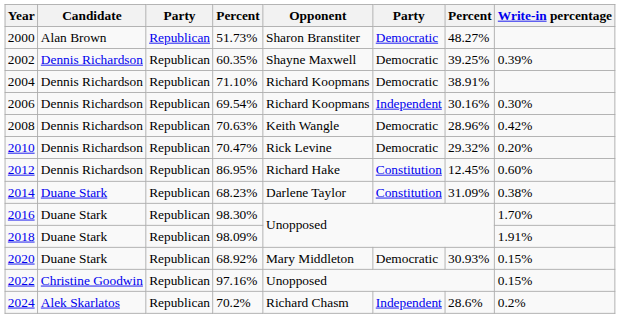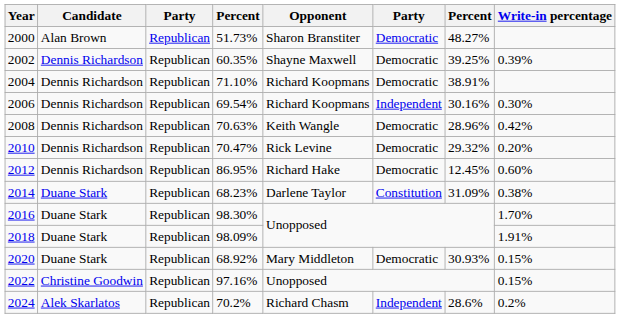(409, 169) Constitution -> (407, 169) Democratic
